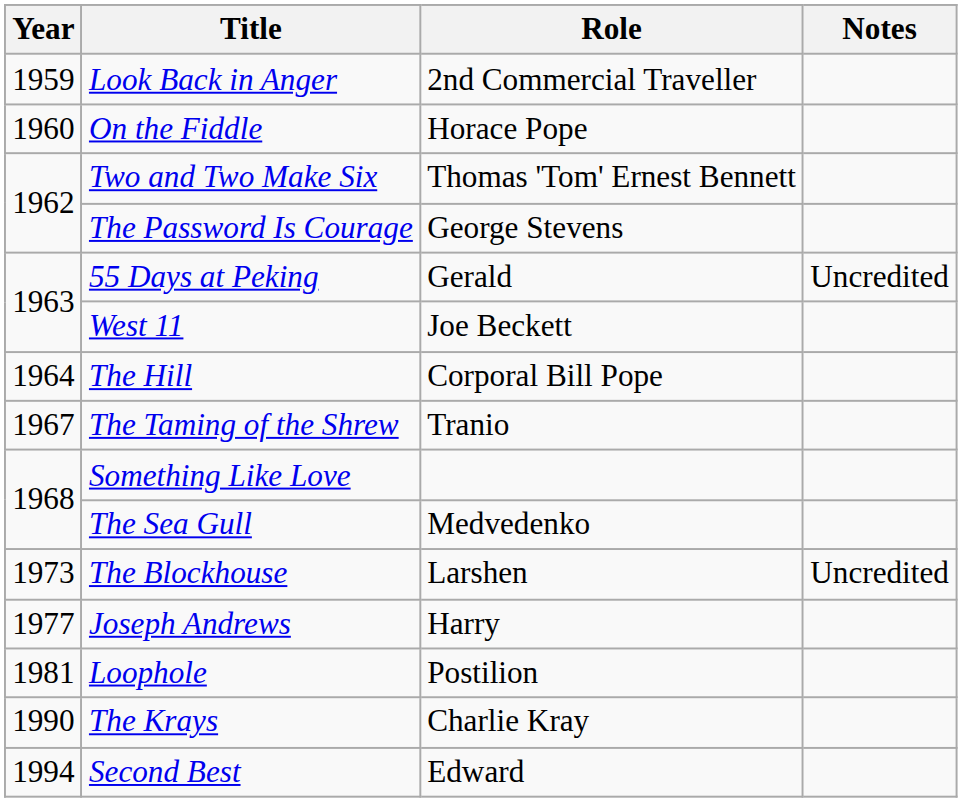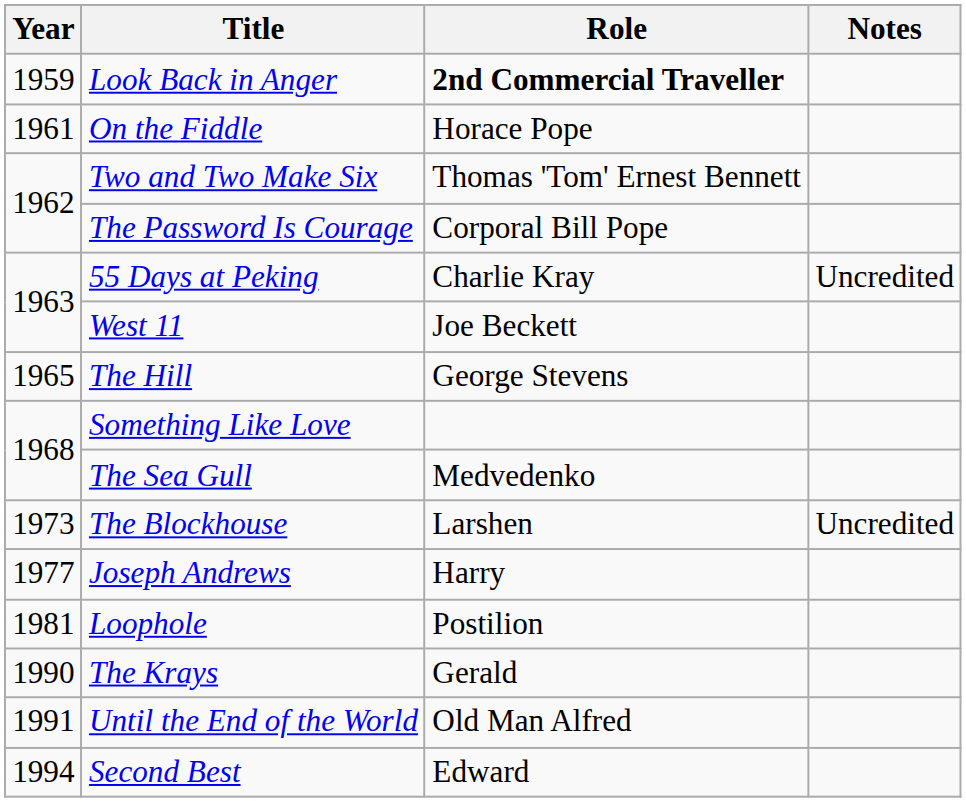(592, 78) normal -> (608, 78) bold
(43, 128) 1960 -> (43, 128) 1961
(525, 227) George Stevens -> (550, 227) Corporal Bill Pope
(470, 276) Gerald -> (513, 276) Charlie Kray
(43, 375) 1964 -> (43, 375) 1965
(545, 375) Corporal Bill Pope -> (530, 375) George Stevens
- row: (244, 425)
(508, 721) Charlie Kray -> (475, 672) Gerald
+ row: (253, 721)
